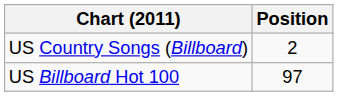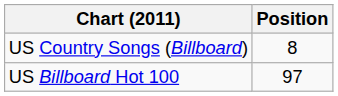(292, 47) 2 -> (292, 47) 8
